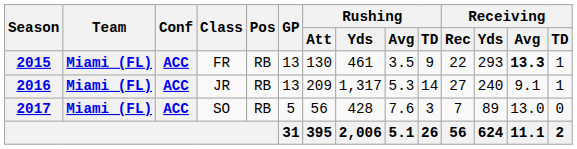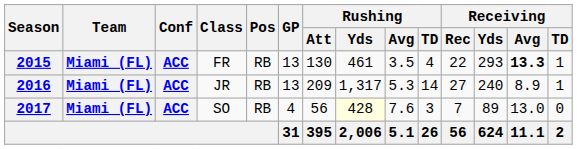(430, 63) 9 -> (430, 63) 4
(527, 86) 9.1 -> (527, 86) 8.9
(291, 109) 5 -> (291, 109) 4
(360, 109) no background -> (360, 109) lightyellow background
